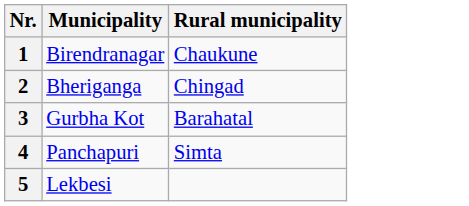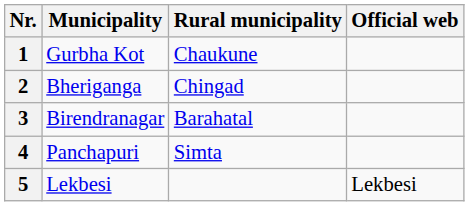+ column: (405, 20)
(105, 53) Birendranagar -> (95, 53) Gurbha Kot
(95, 119) Gurbha Kot -> (105, 119) Birendranagar
